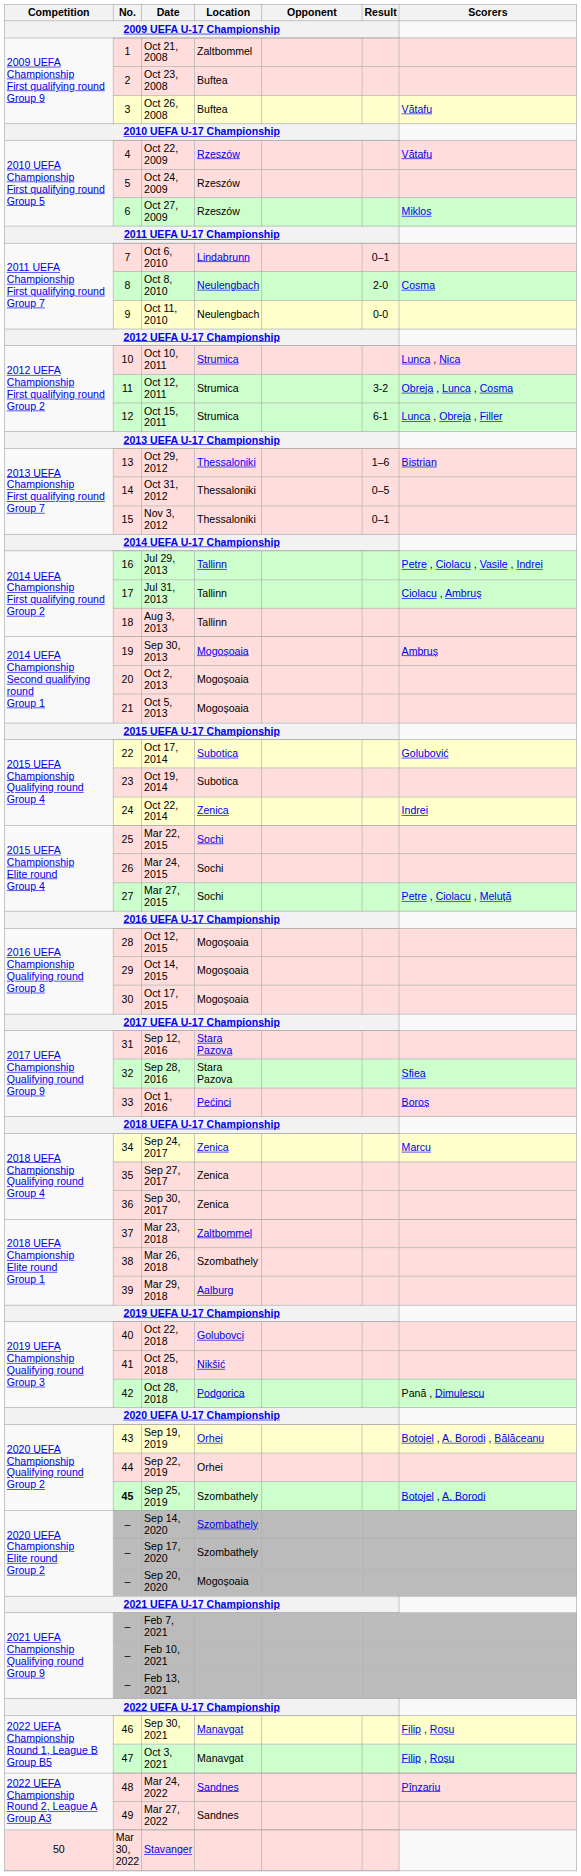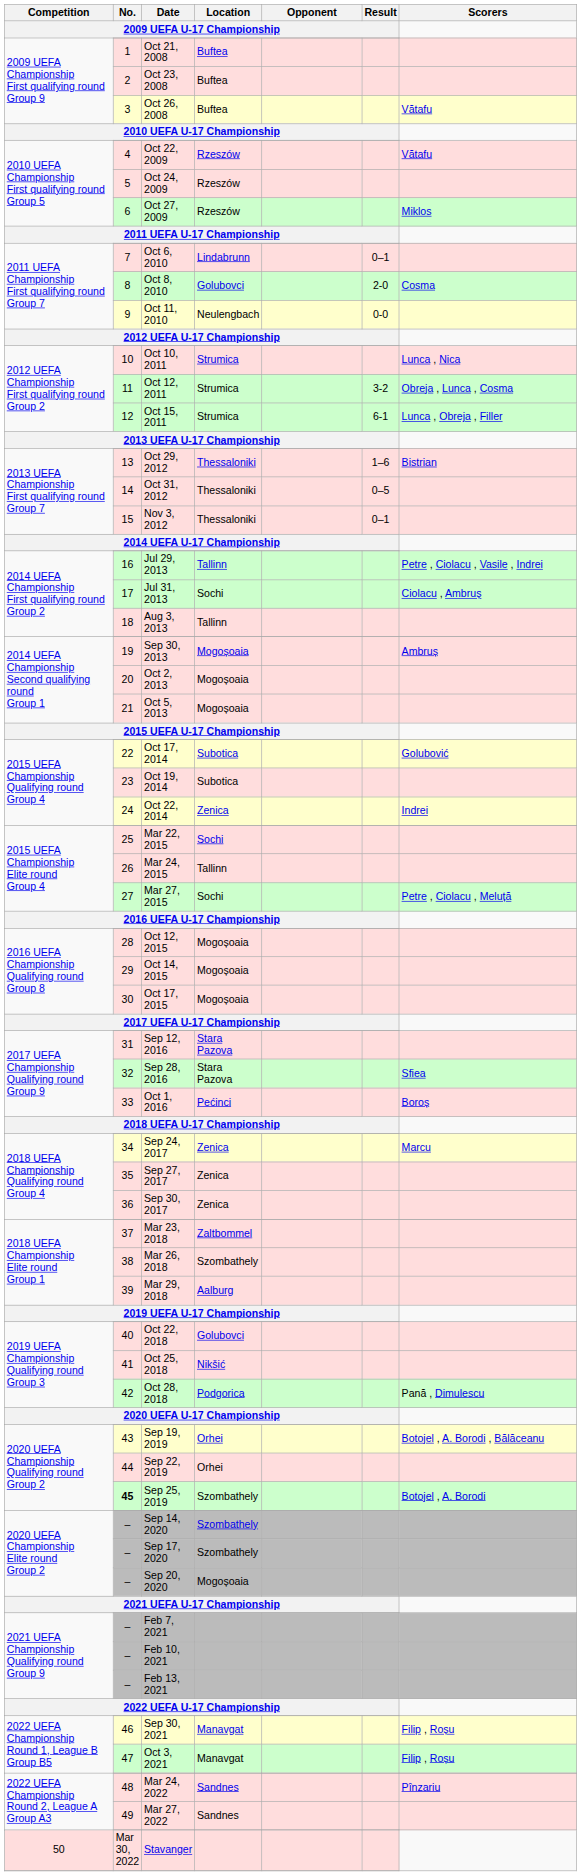(225, 52) Zaltbommel -> (212, 52) Buftea
(228, 286) Neulengbach -> (221, 286) Golubovci
(212, 594) Tallinn -> (210, 594) Sochi
(210, 868) Sochi -> (212, 868) Tallinn
